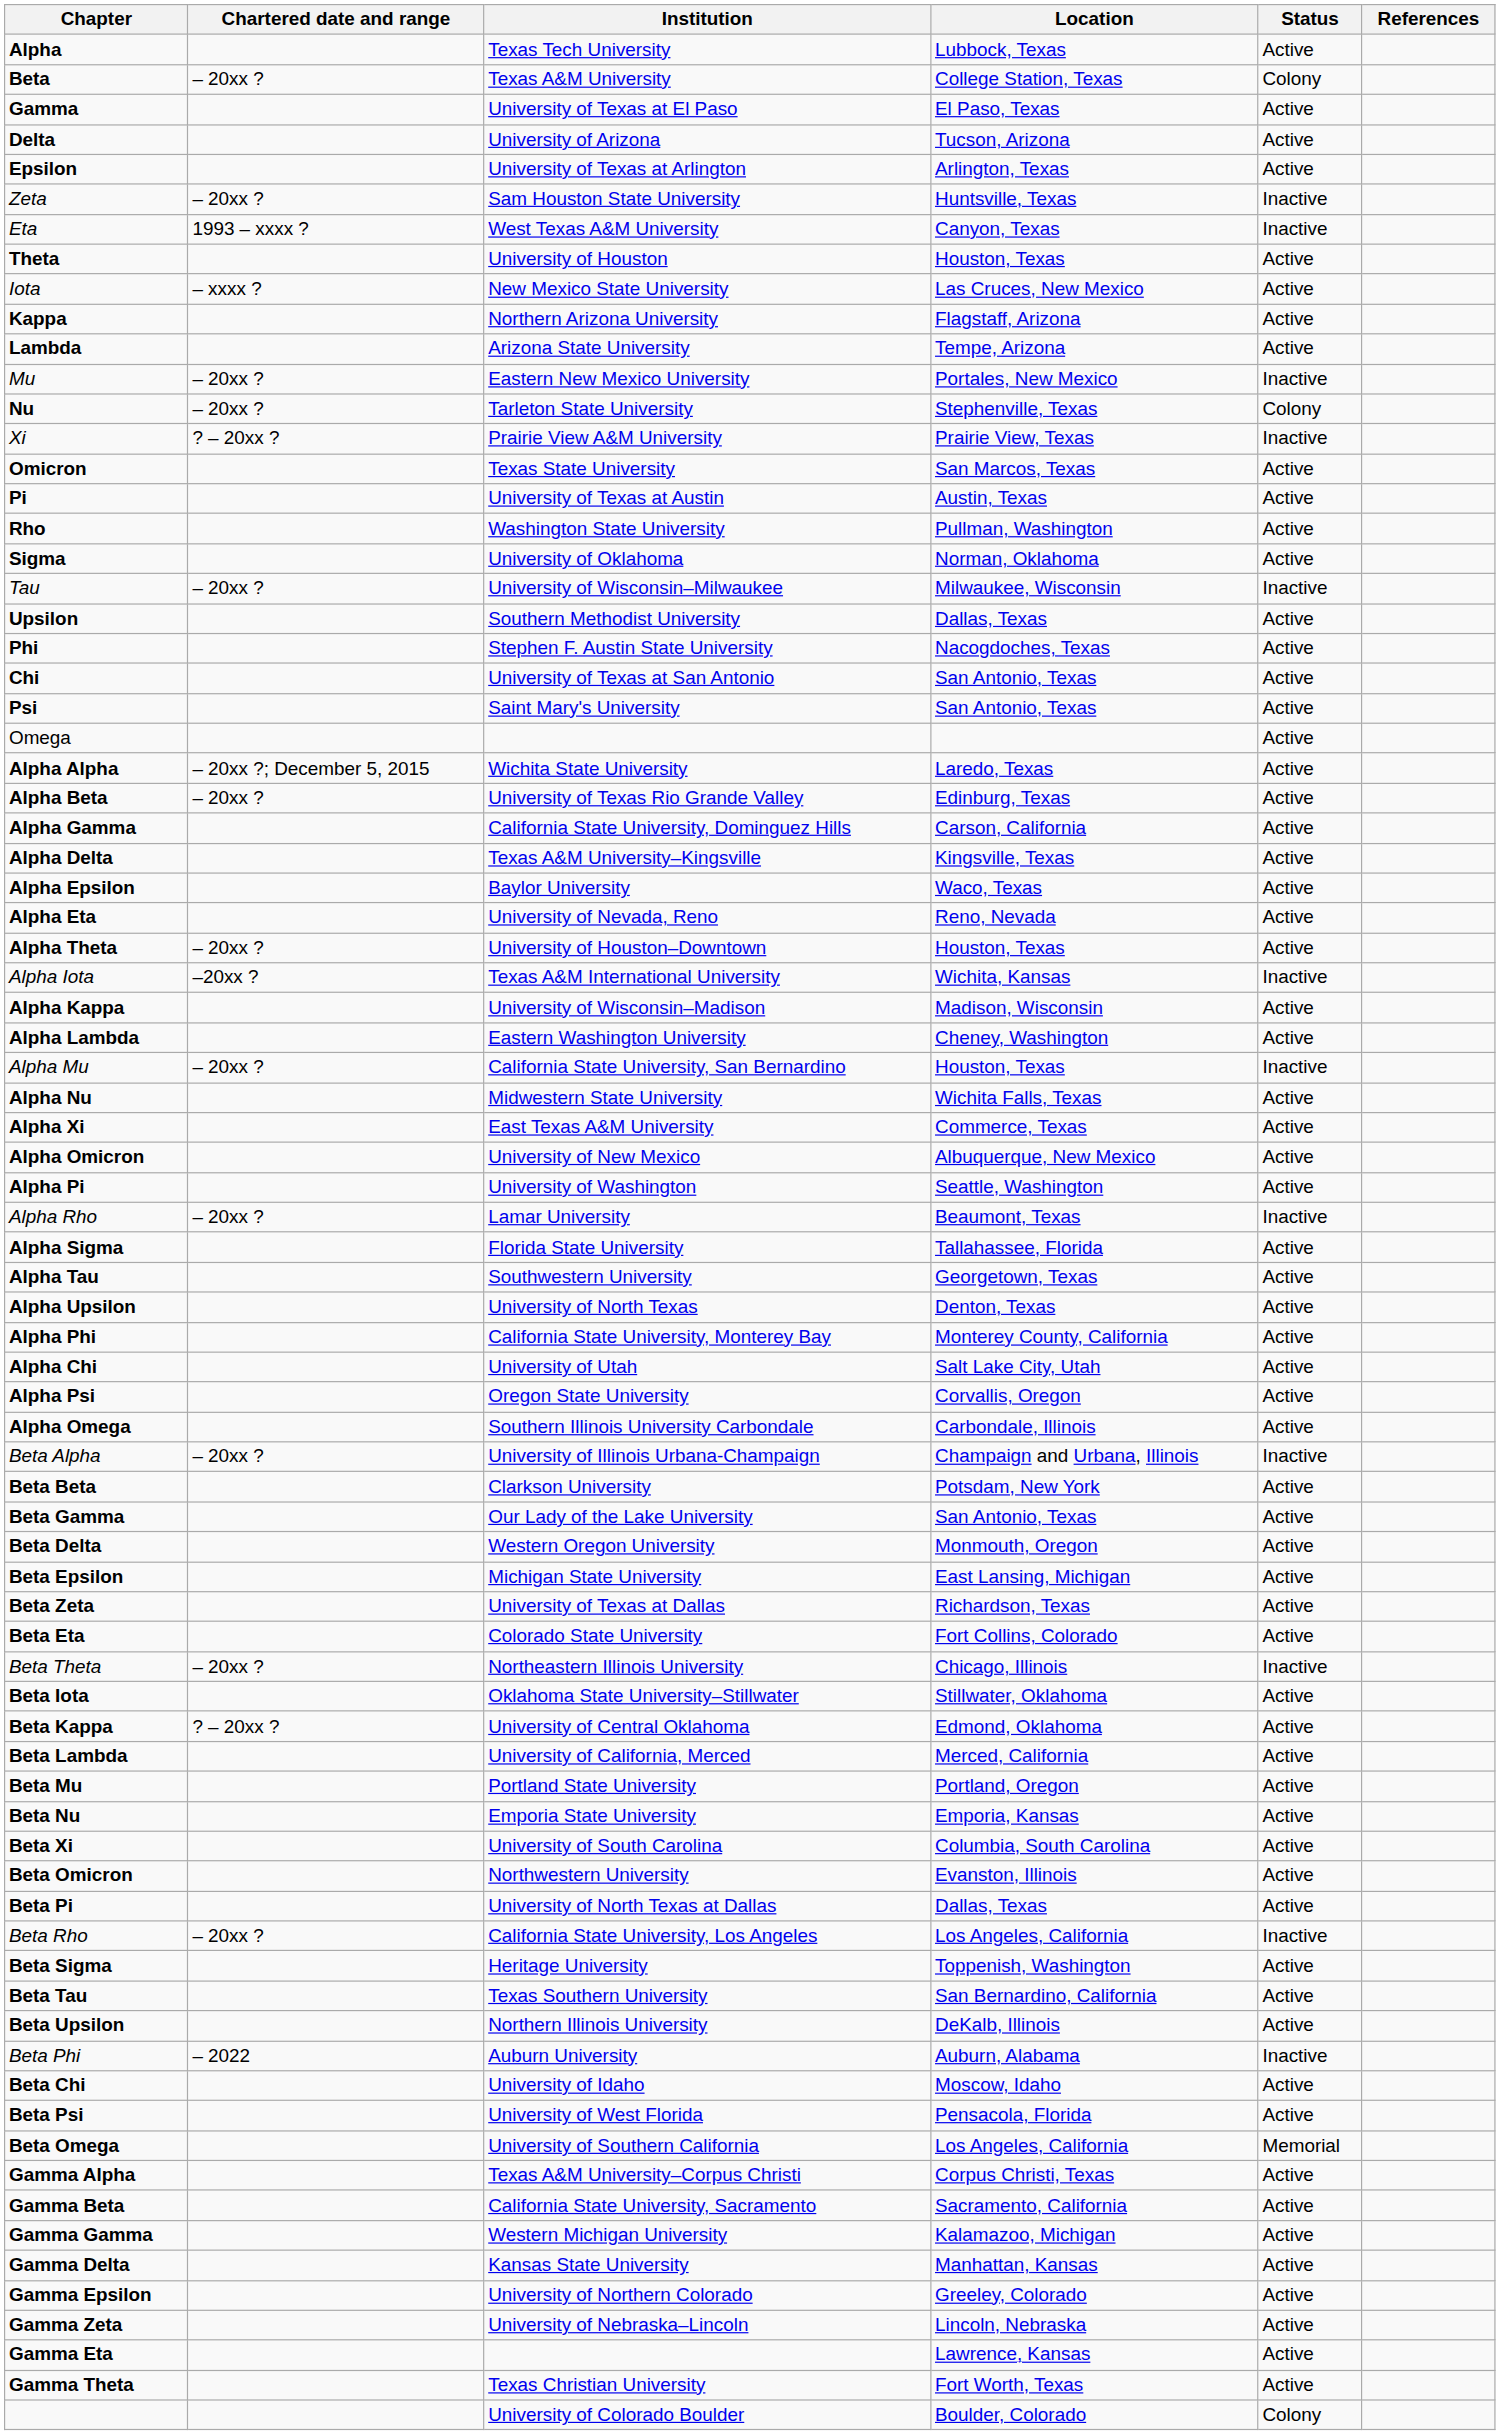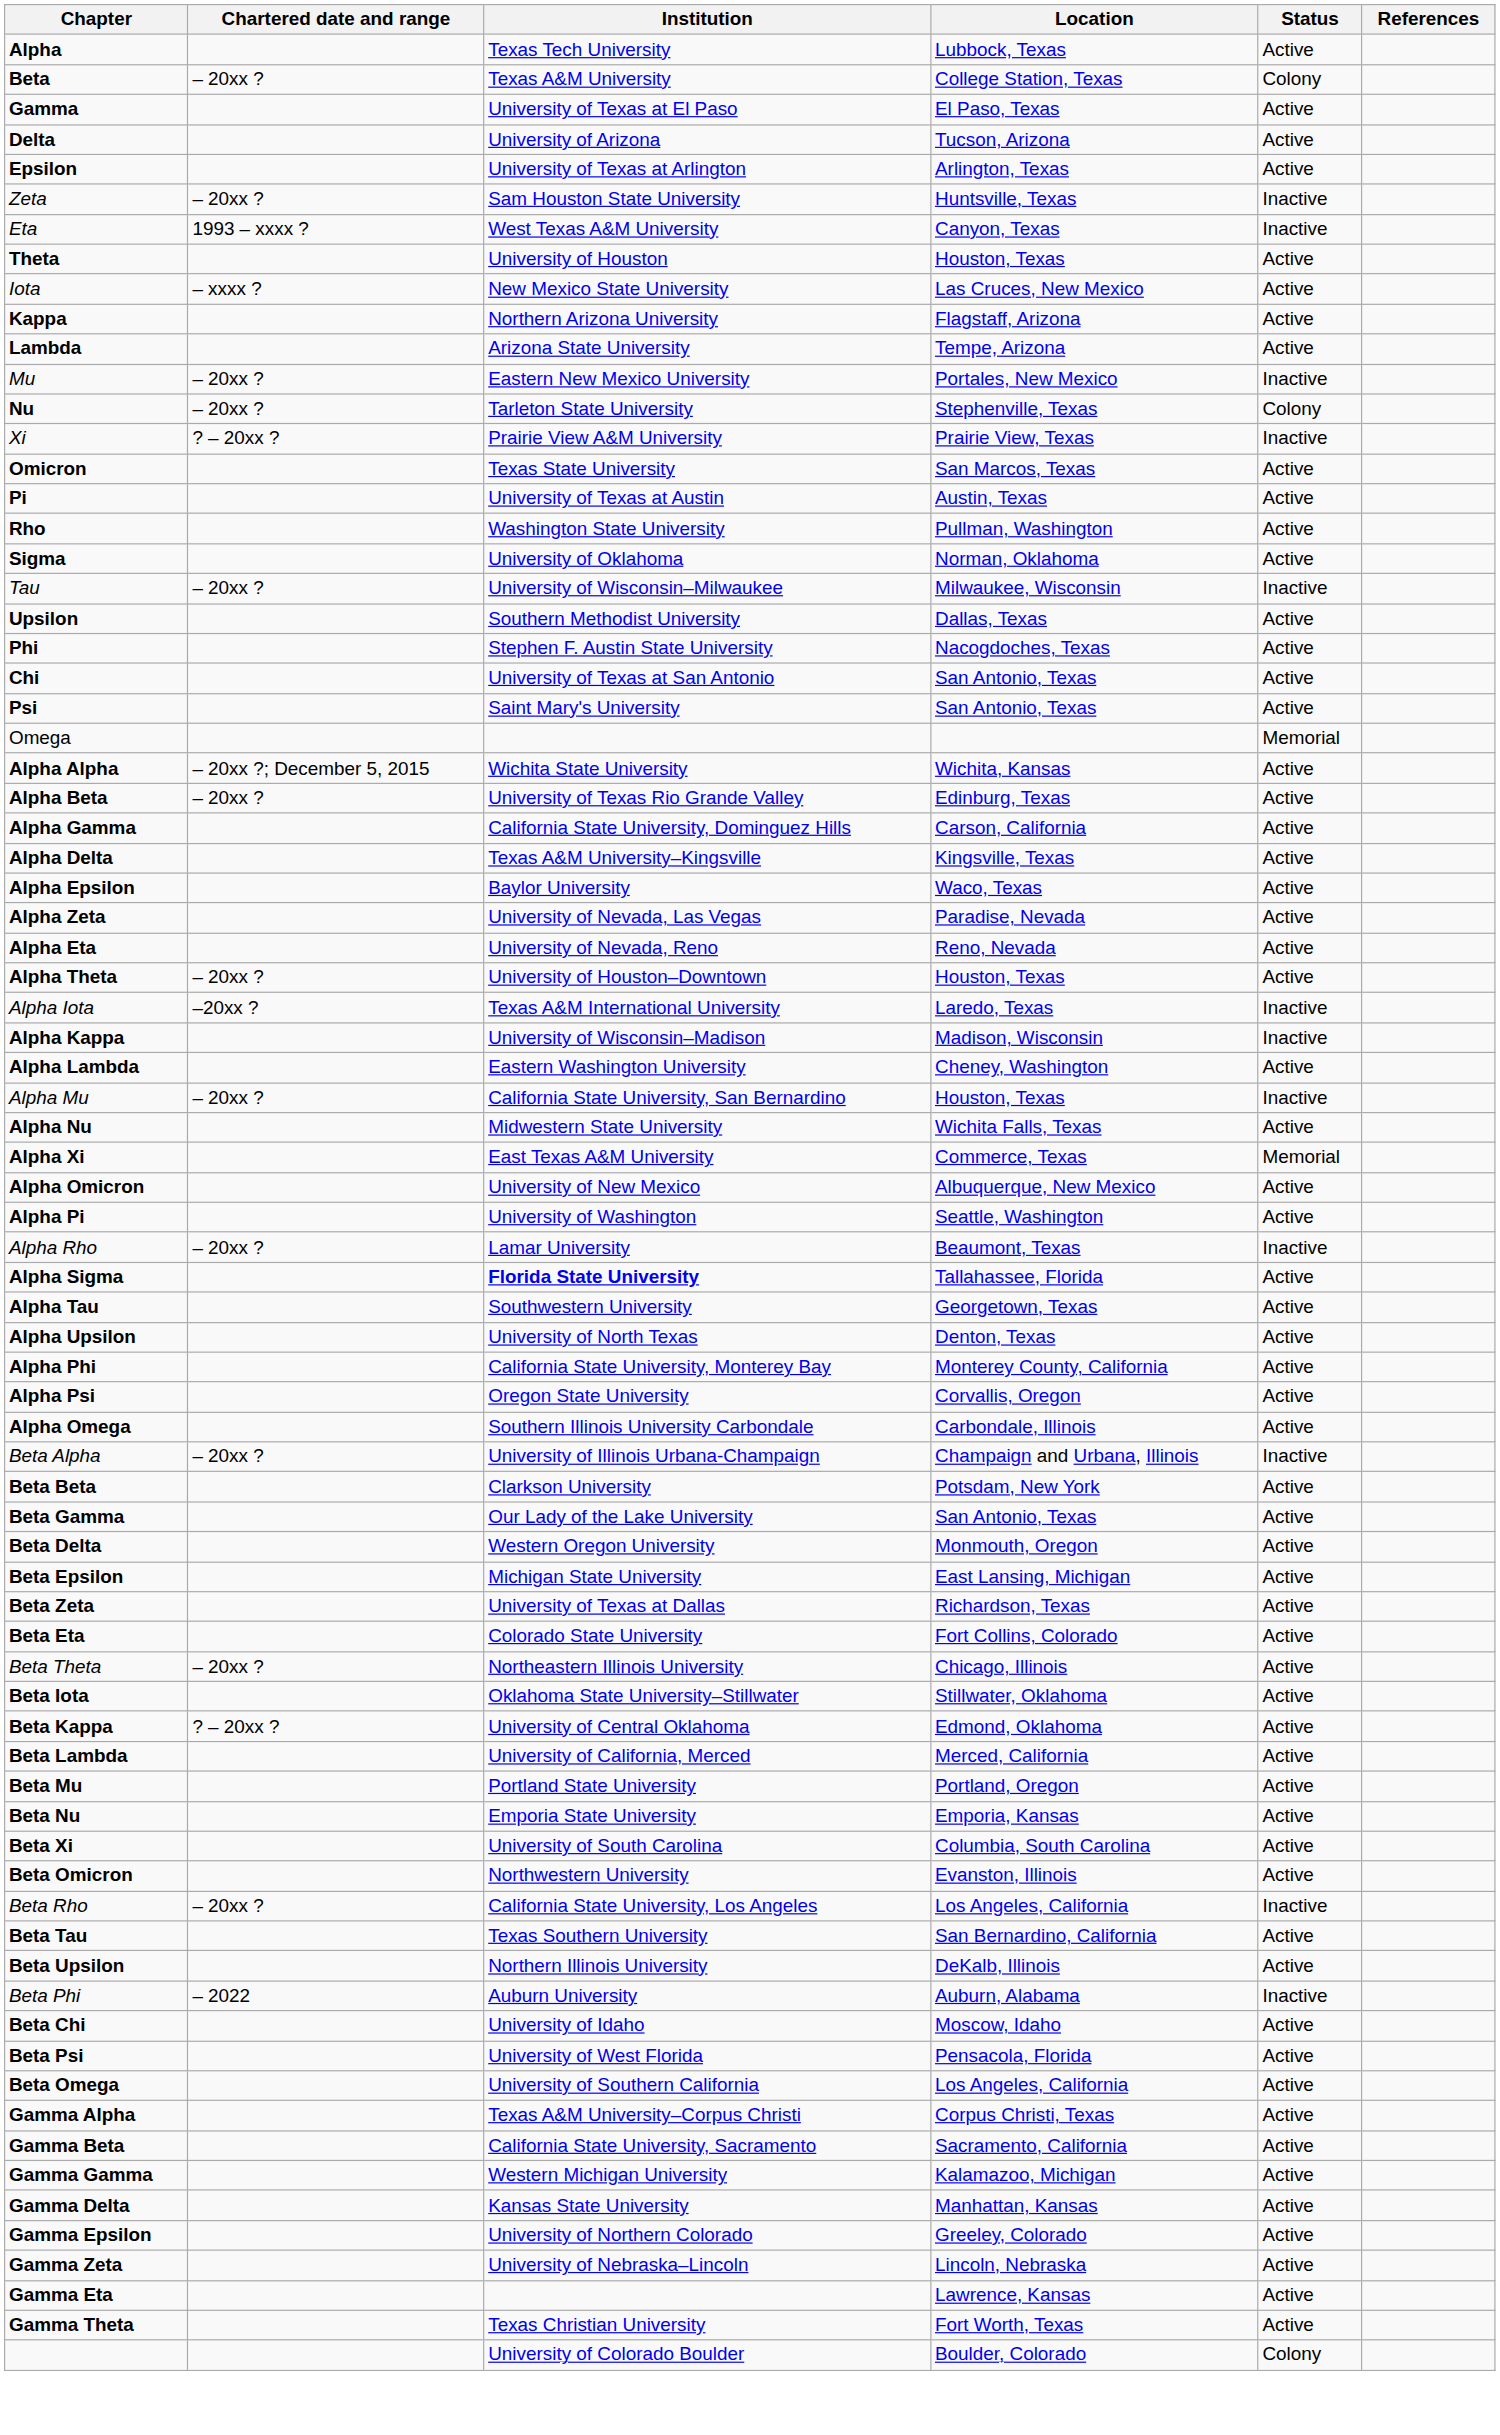(1288, 738) Active -> (1301, 738) Memorial
(994, 768) Laredo, Texas -> (1003, 768) Wichita, Kansas
+ row: (57, 917)
(1003, 977) Wichita, Kansas -> (994, 1007) Laredo, Texas
(1288, 1007) Active -> (1295, 1037) Inactive
(1288, 1127) Active -> (1301, 1157) Memorial
(586, 1247) normal -> (594, 1277) bold
- row: (53, 1366)
(1295, 1666) Inactive -> (1288, 1666) Active
- row: (41, 1905)
- row: (60, 1965)
(1301, 2145) Memorial -> (1288, 2085) Active
